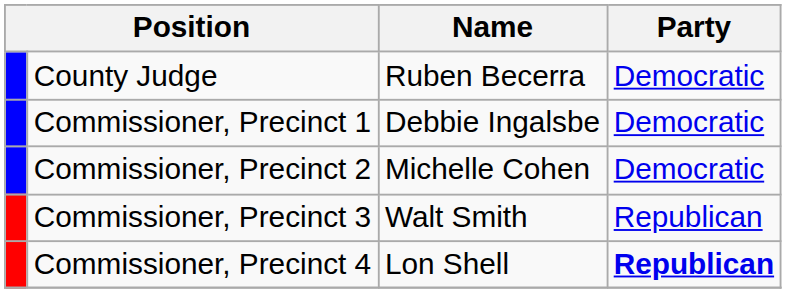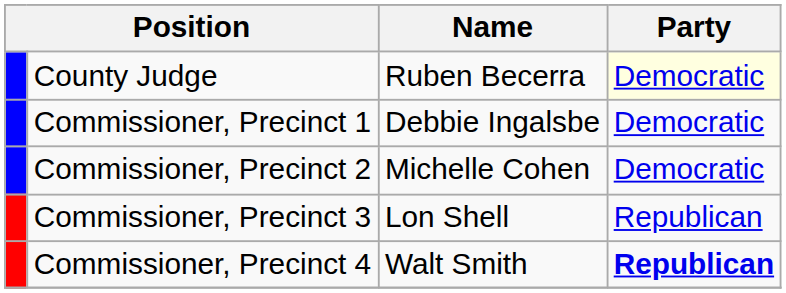(689, 75) no background -> (689, 75) lightyellow background
(456, 216) Walt Smith -> (447, 216) Lon Shell
(447, 264) Lon Shell -> (456, 264) Walt Smith
